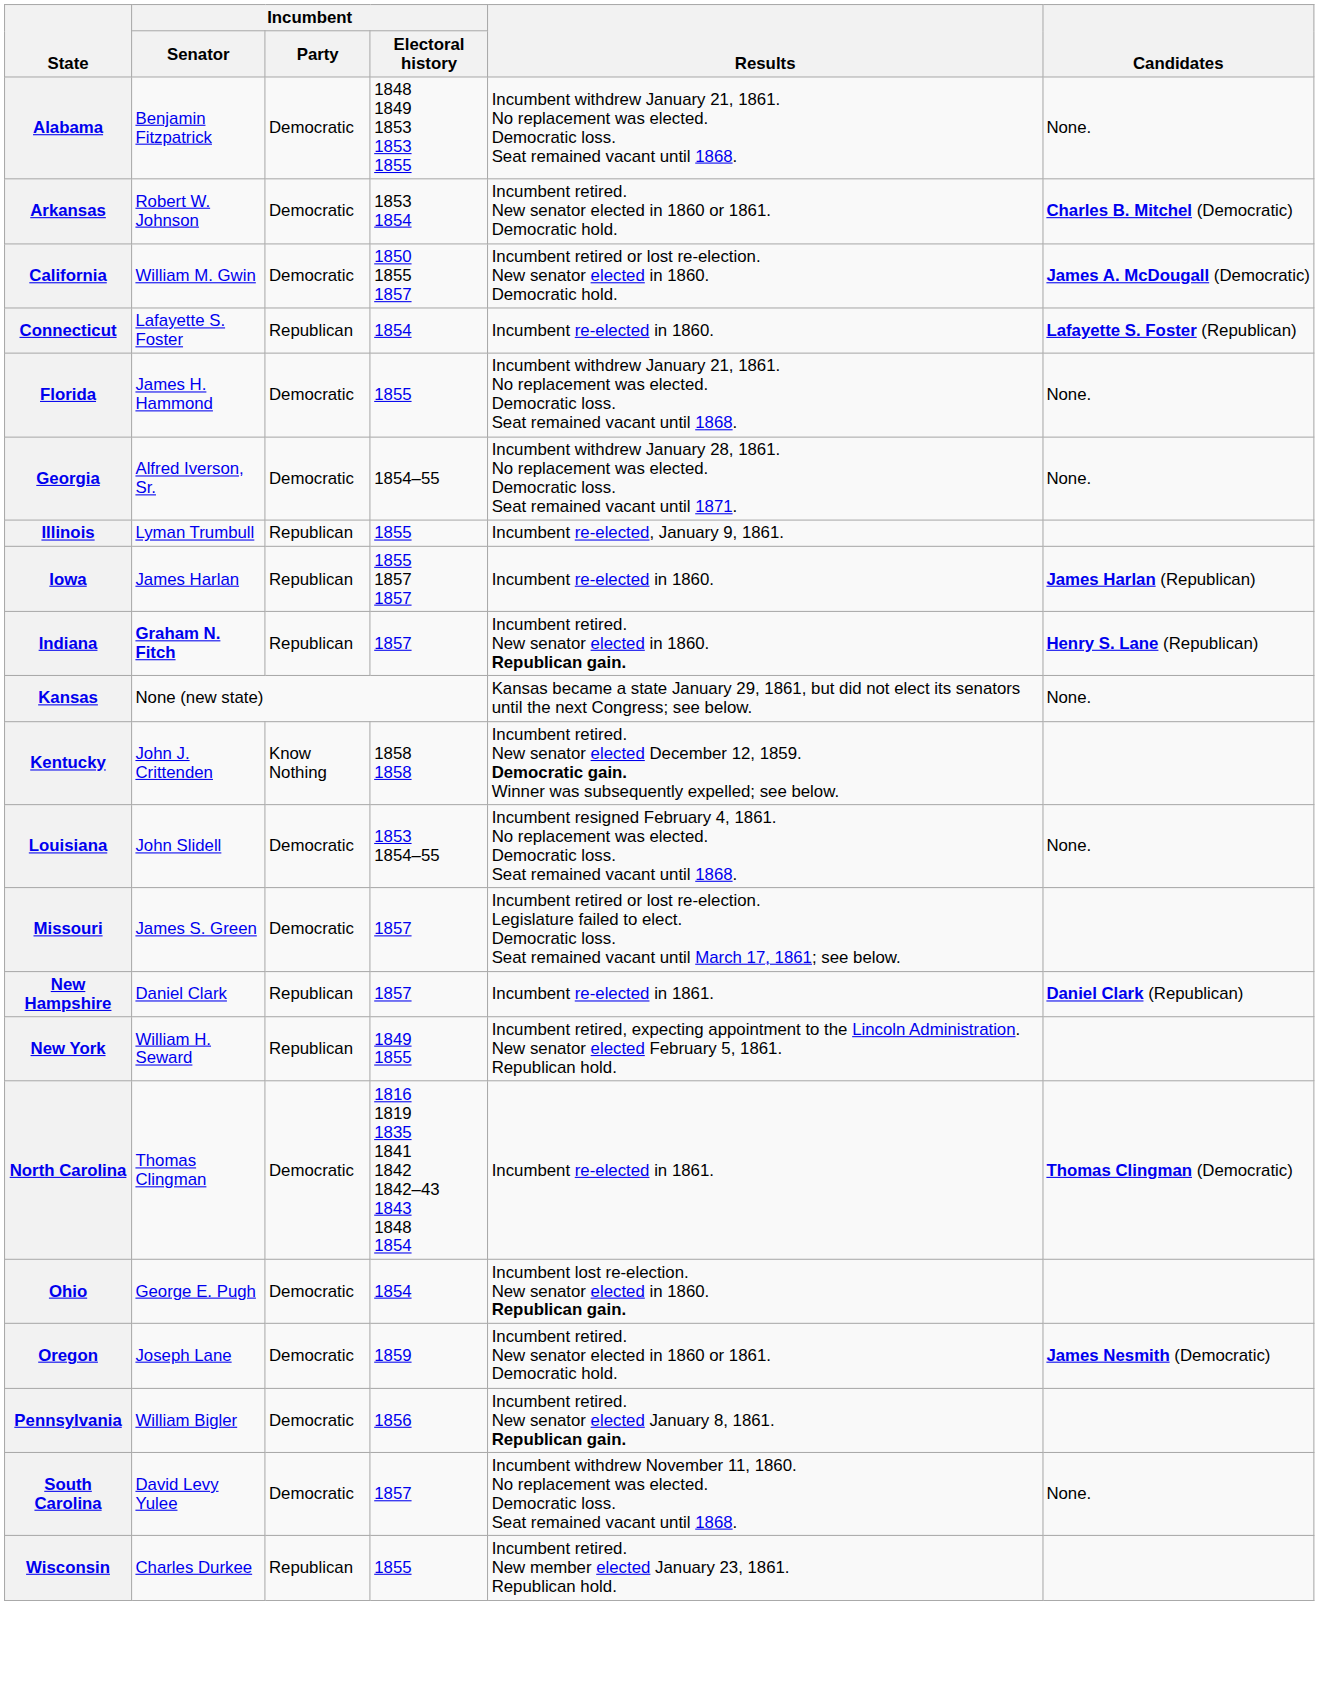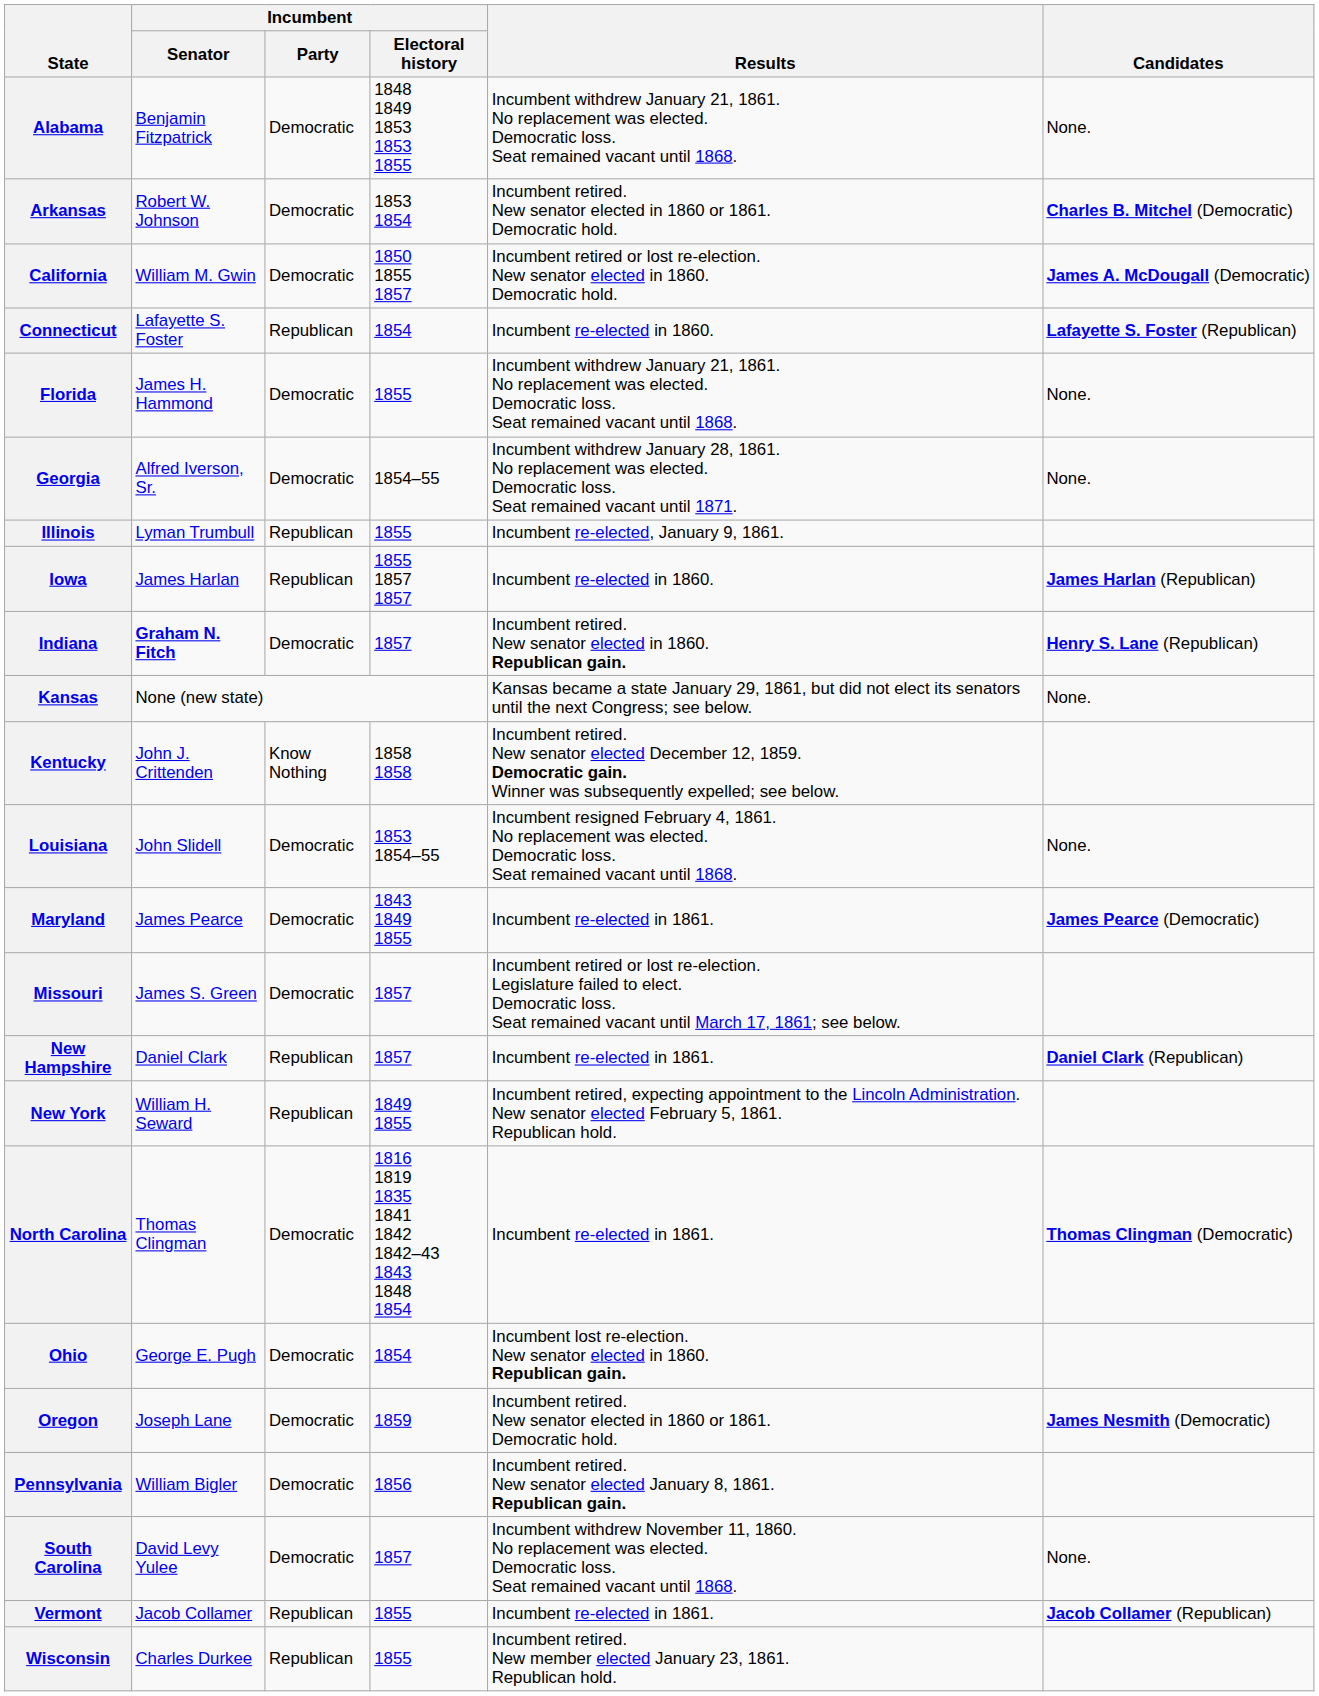(311, 643) Republican -> (311, 643) Democratic
+ row: (68, 920)
+ row: (68, 1613)
